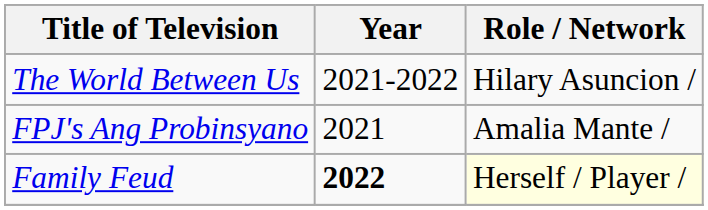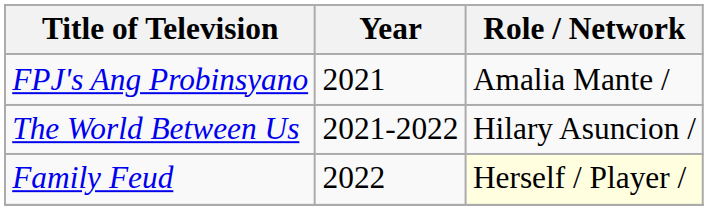rows swapped: (160, 128) <-> (156, 79)
(354, 178) bold -> (354, 178) normal
